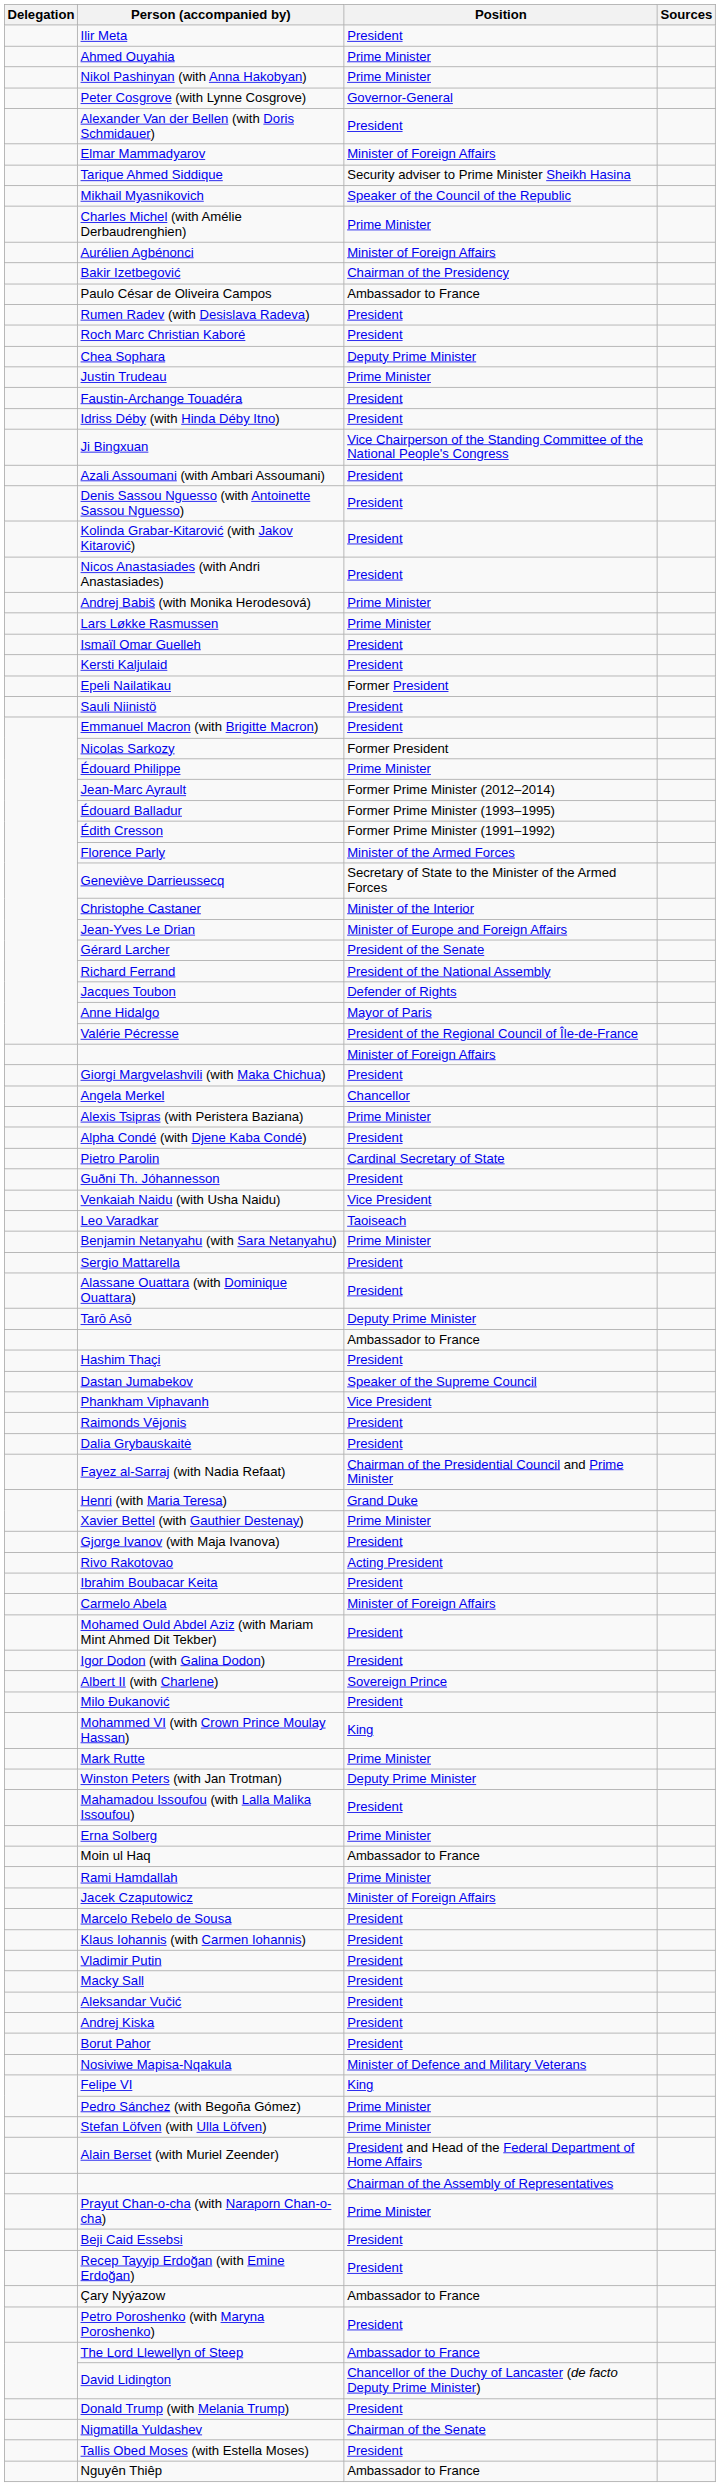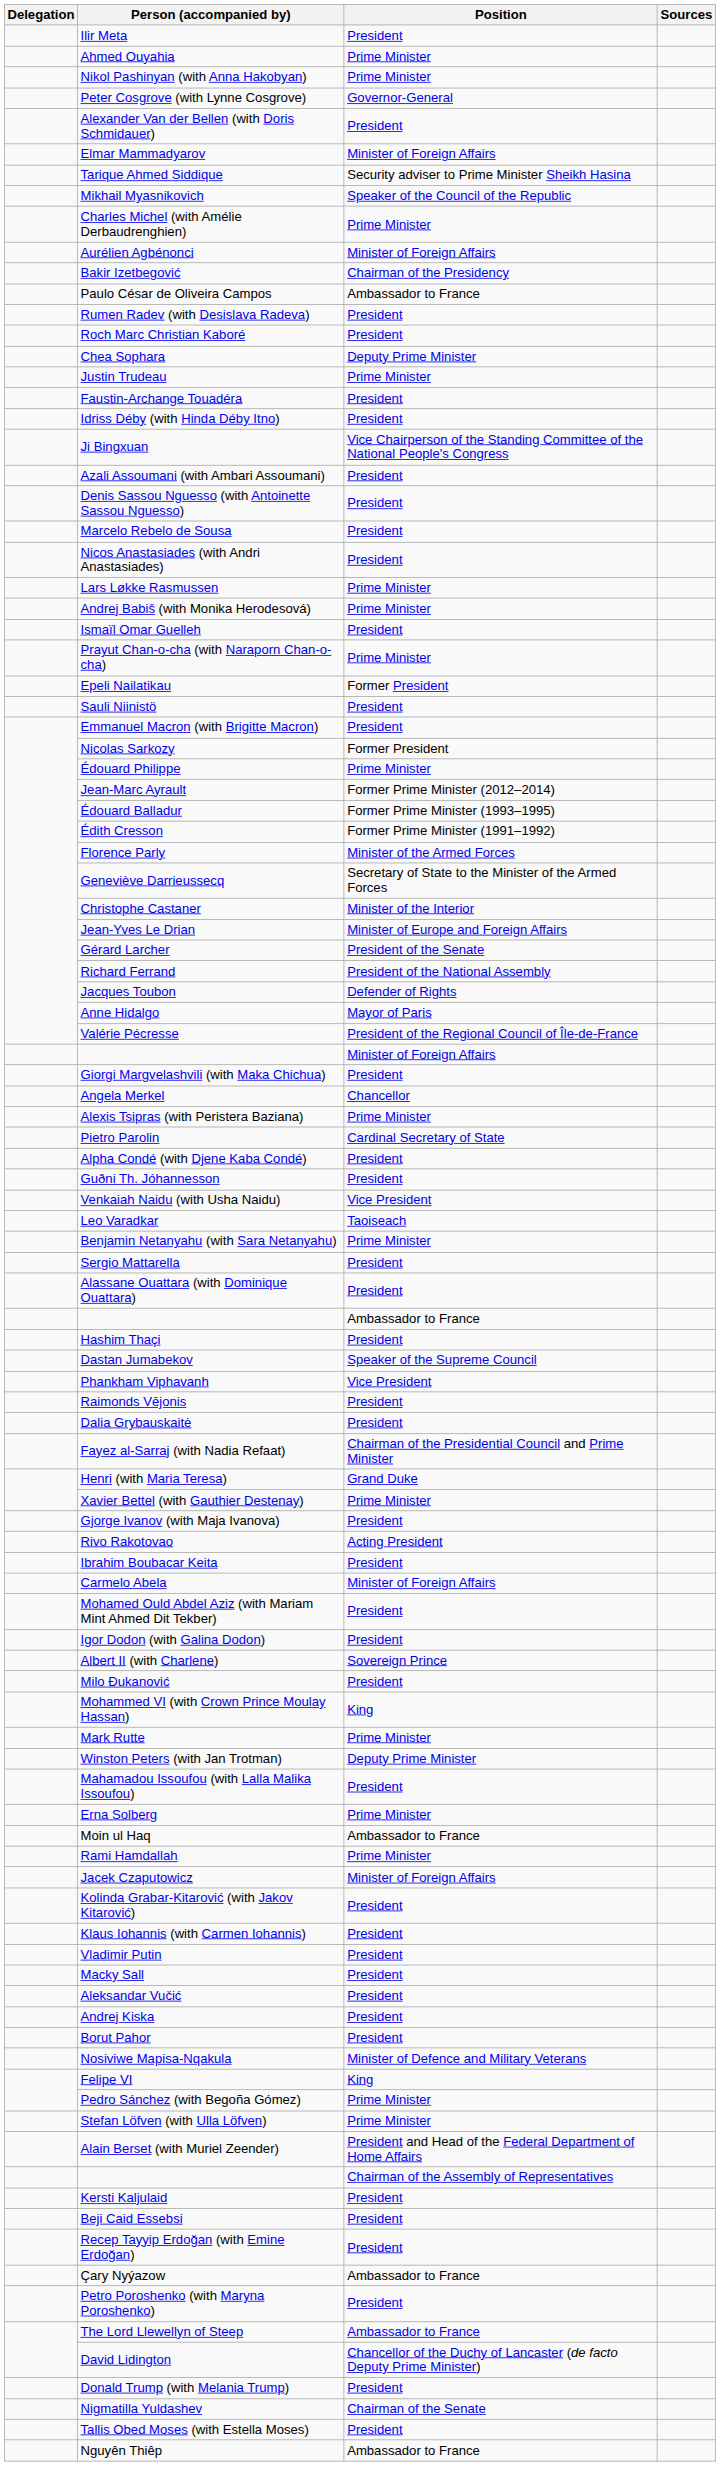rows swapped: (187, 539) <-> (156, 1919)
rows swapped: (196, 602) <-> (149, 623)
rows swapped: (124, 665) <-> (206, 2211)
rows swapped: (194, 1137) <-> (120, 1158)
- row: (106, 1319)
